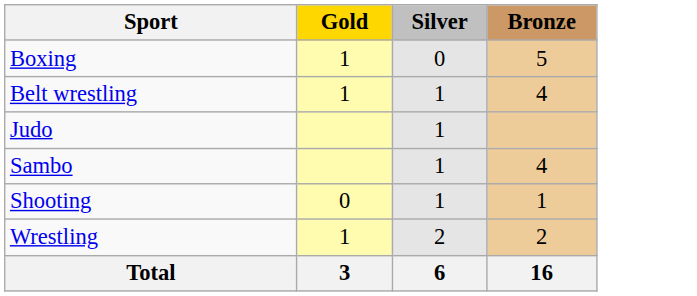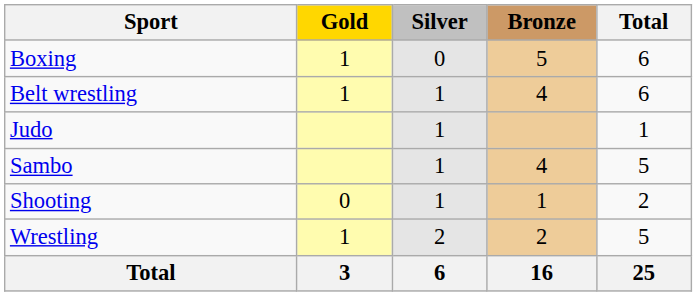+ column: (644, 22)
